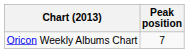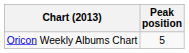(162, 40) 7 -> (162, 40) 5
